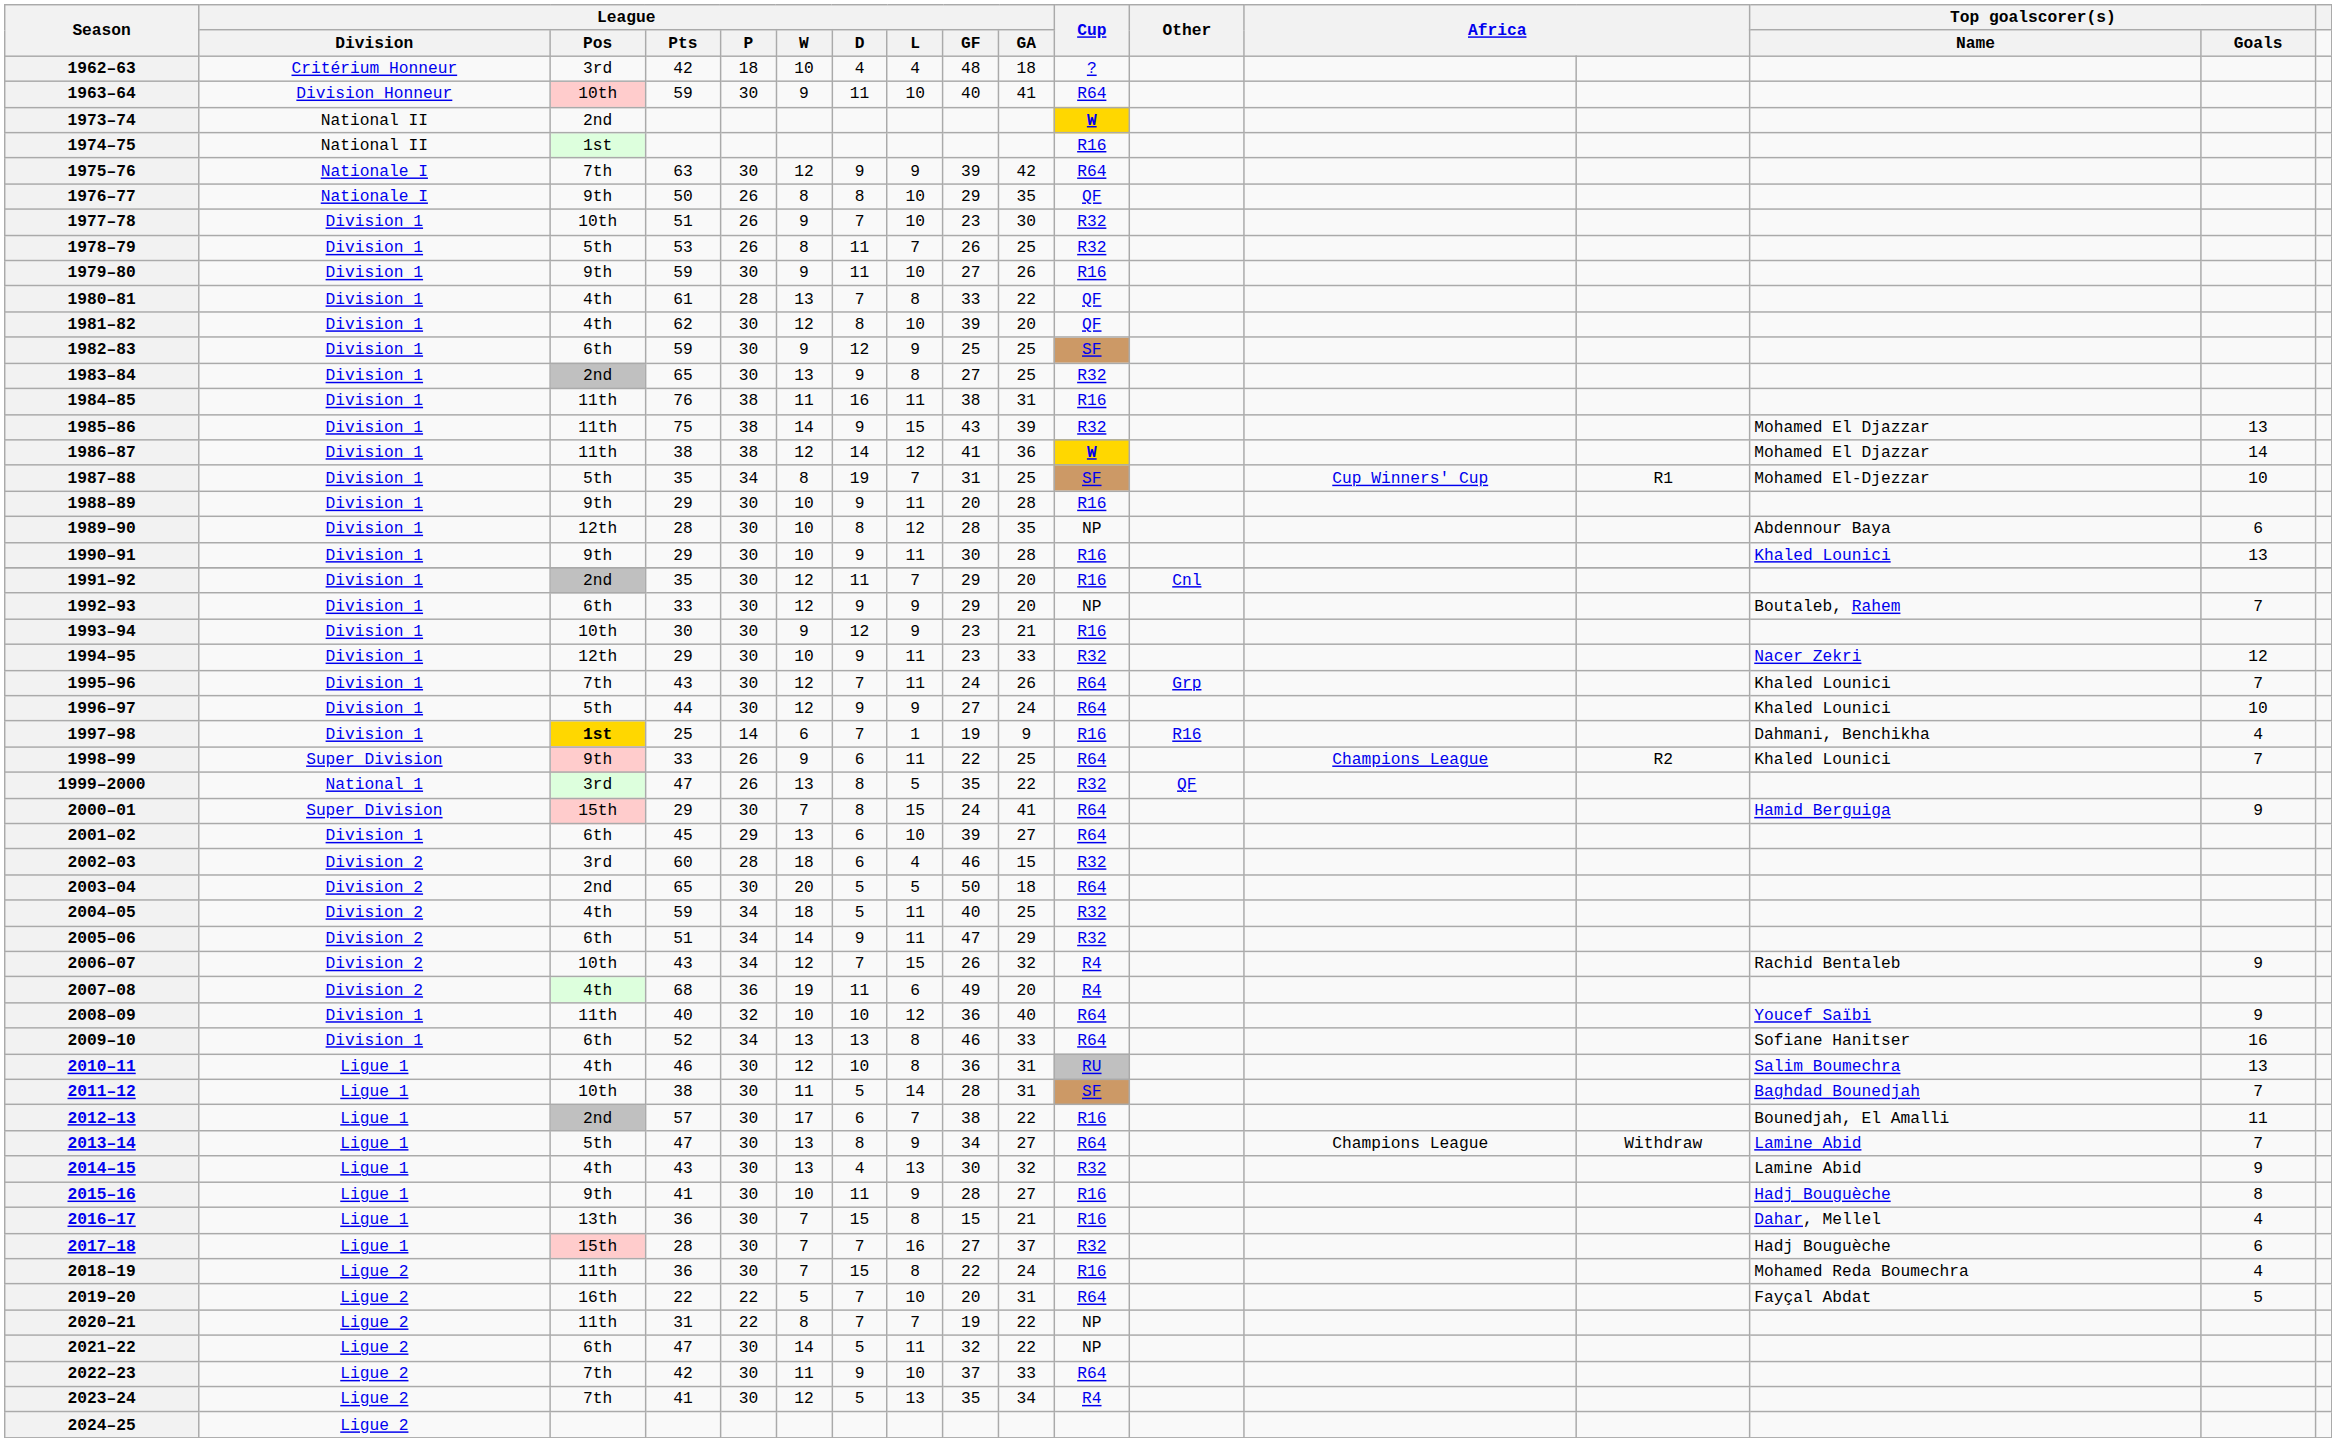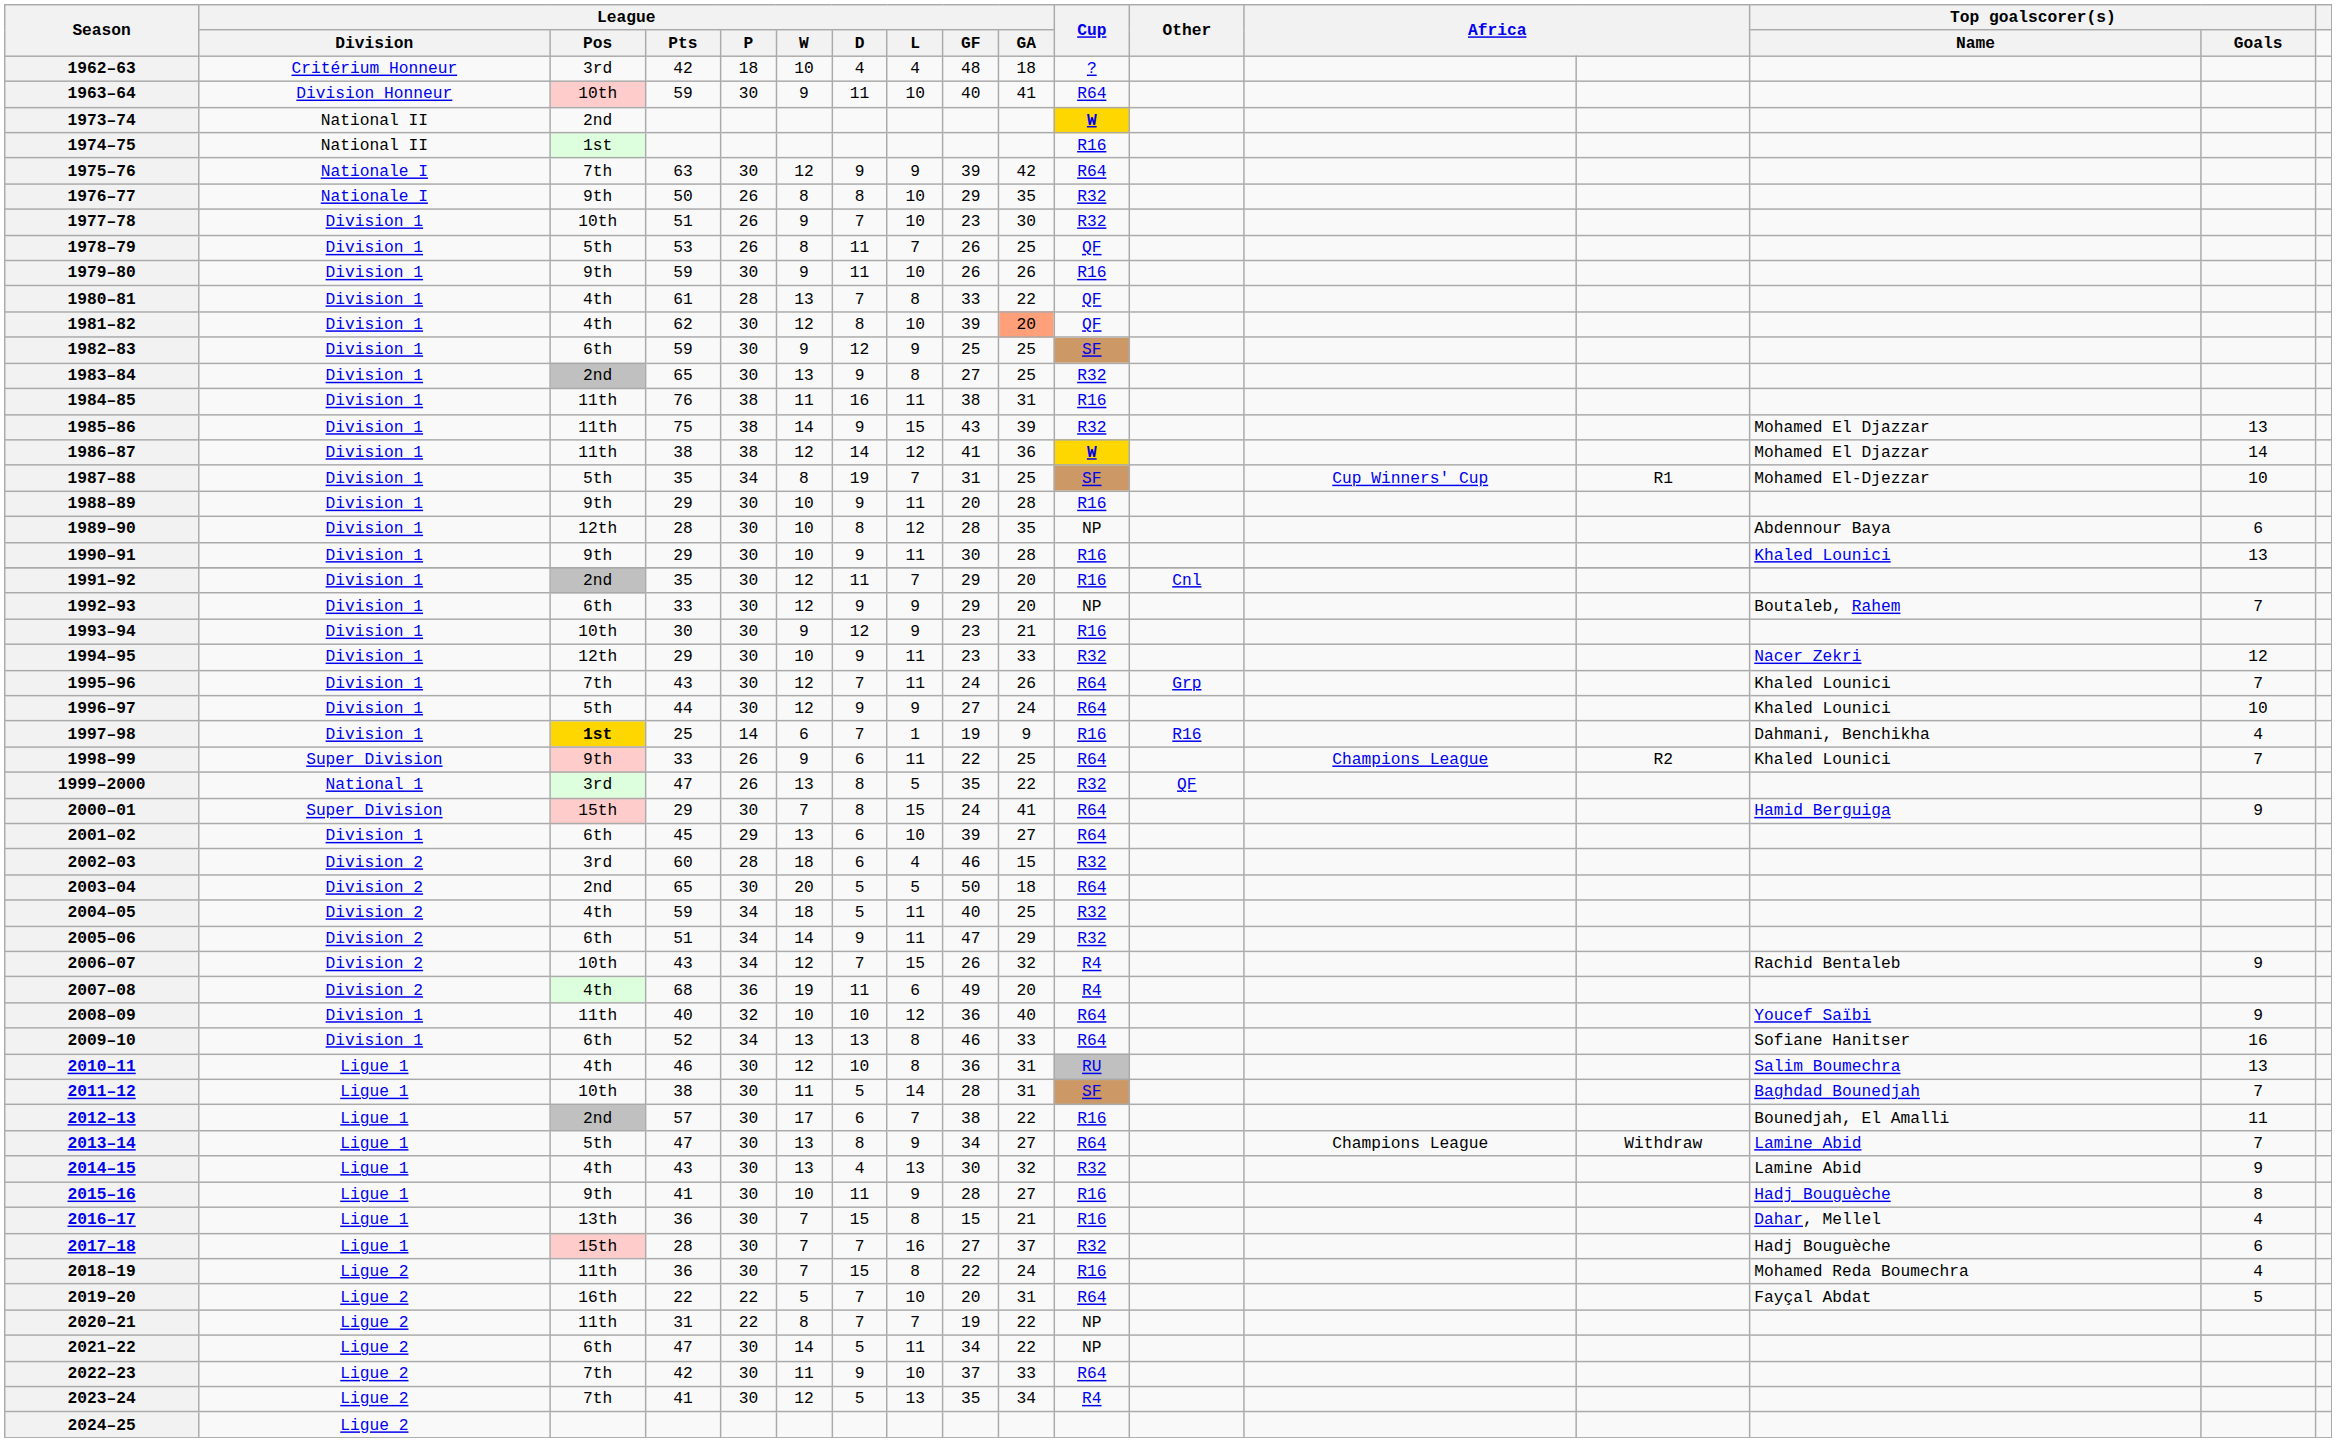(1092, 197) QF -> (1092, 197) R32
(1092, 248) R32 -> (1092, 248) QF
(971, 273) 27 -> (971, 273) 26
(1026, 325) no background -> (1026, 325) lightsalmon background
(971, 1348) 32 -> (971, 1348) 34
